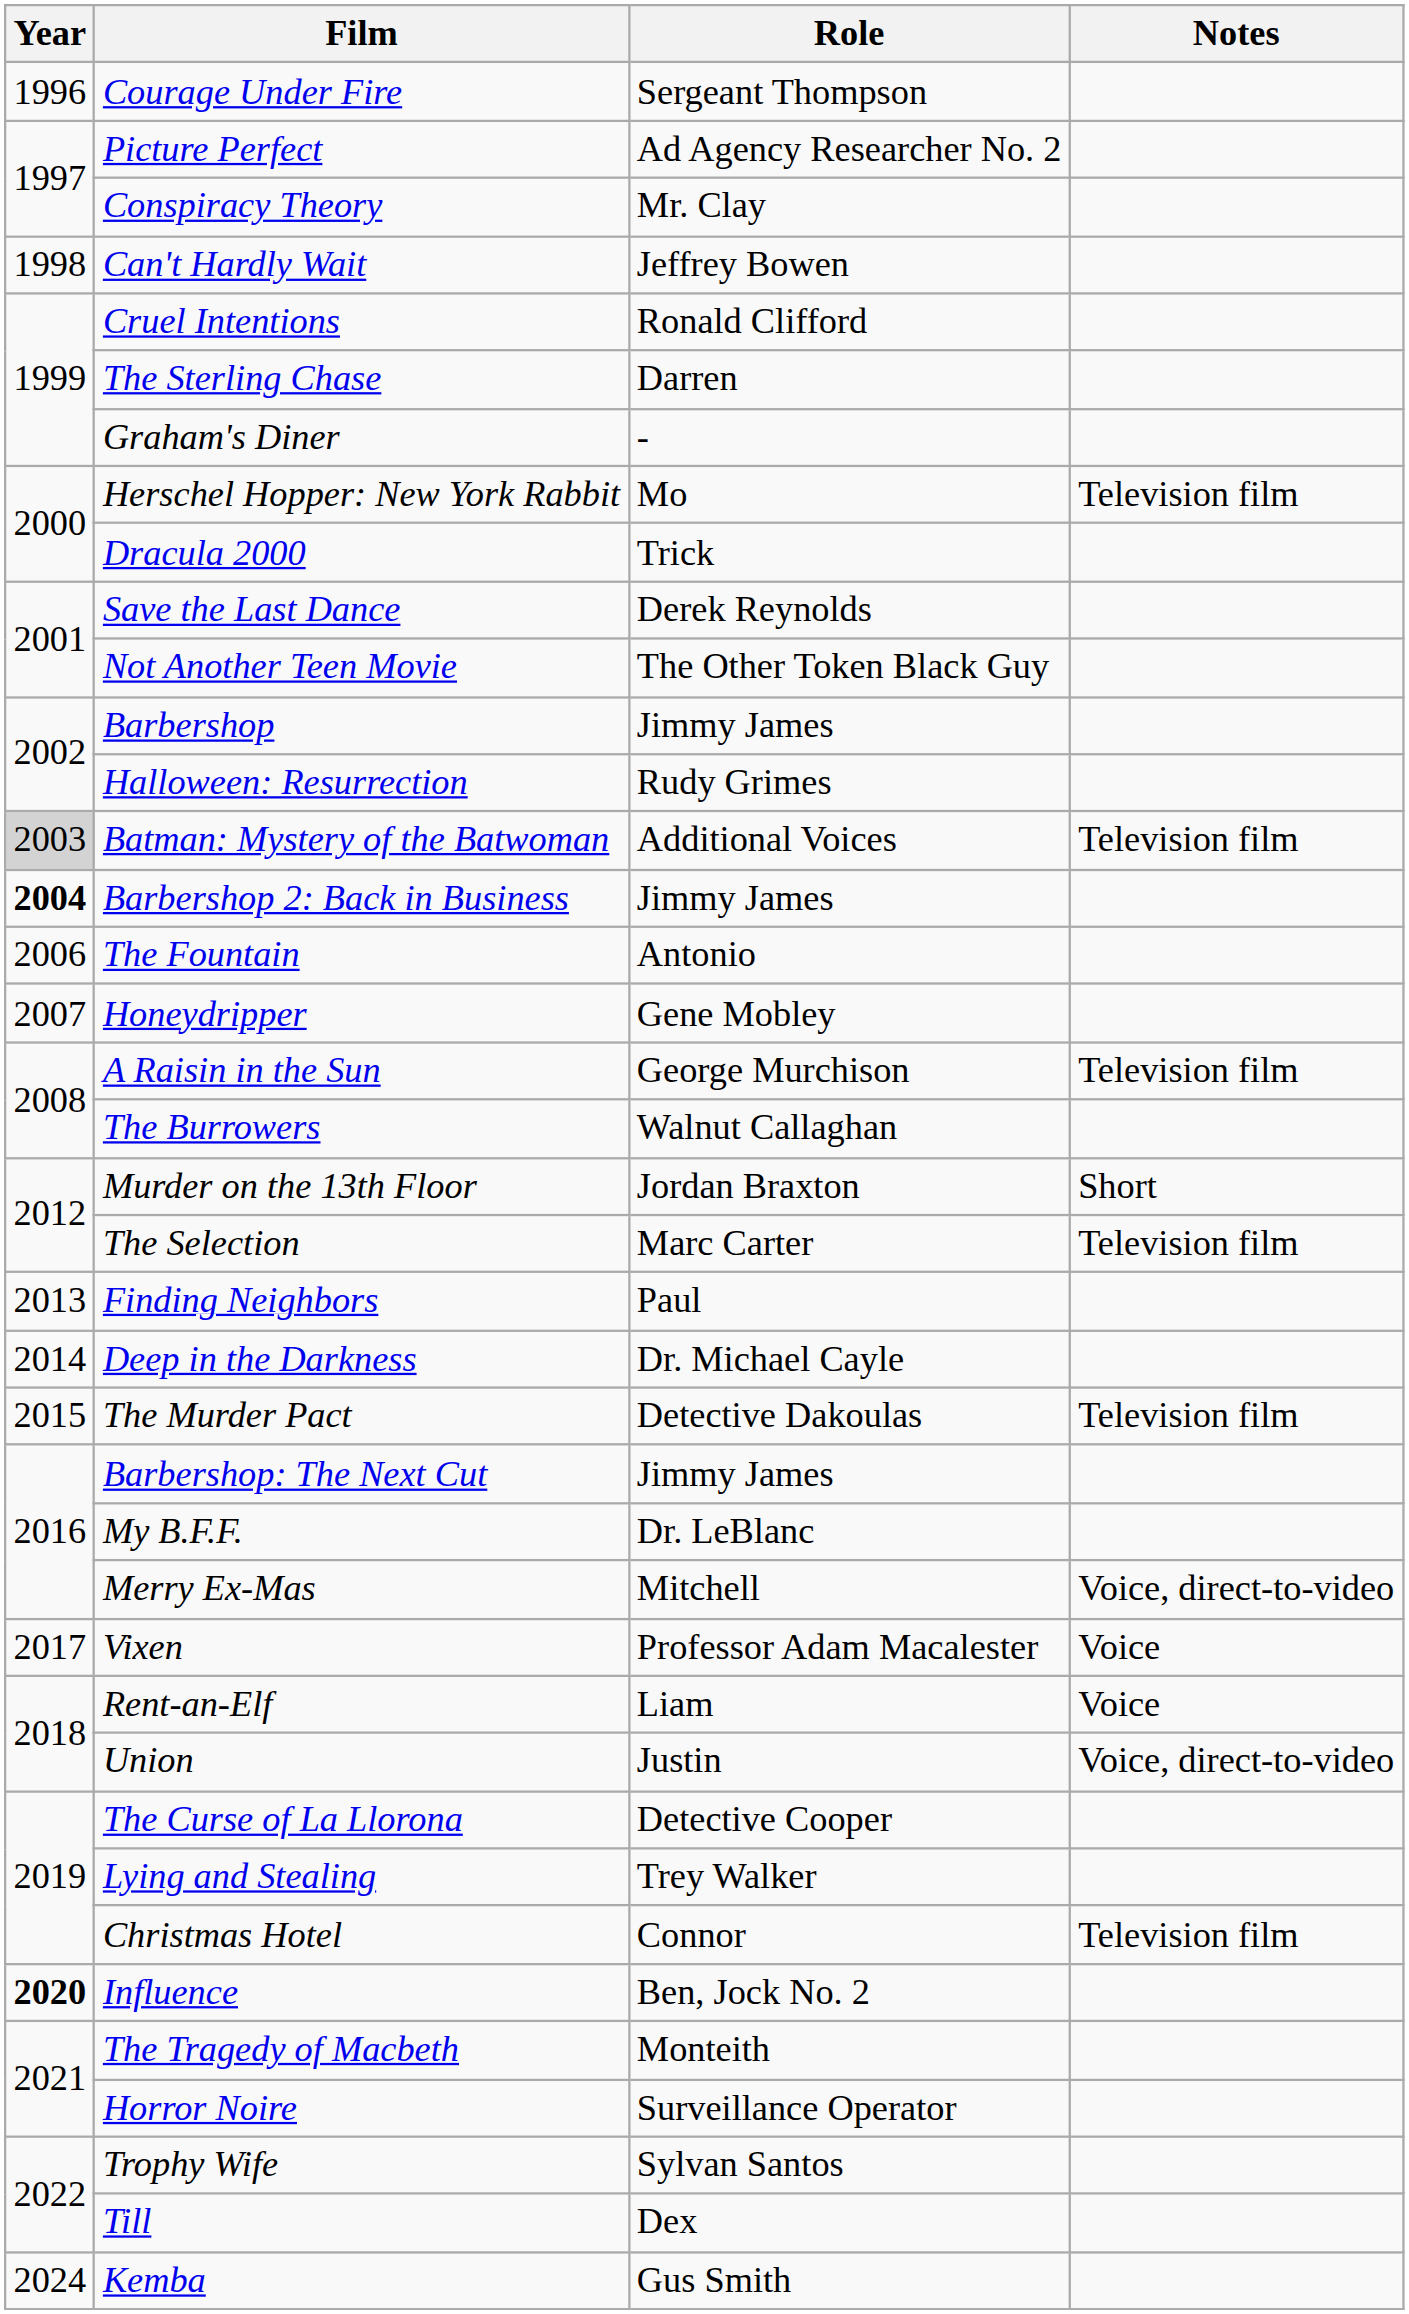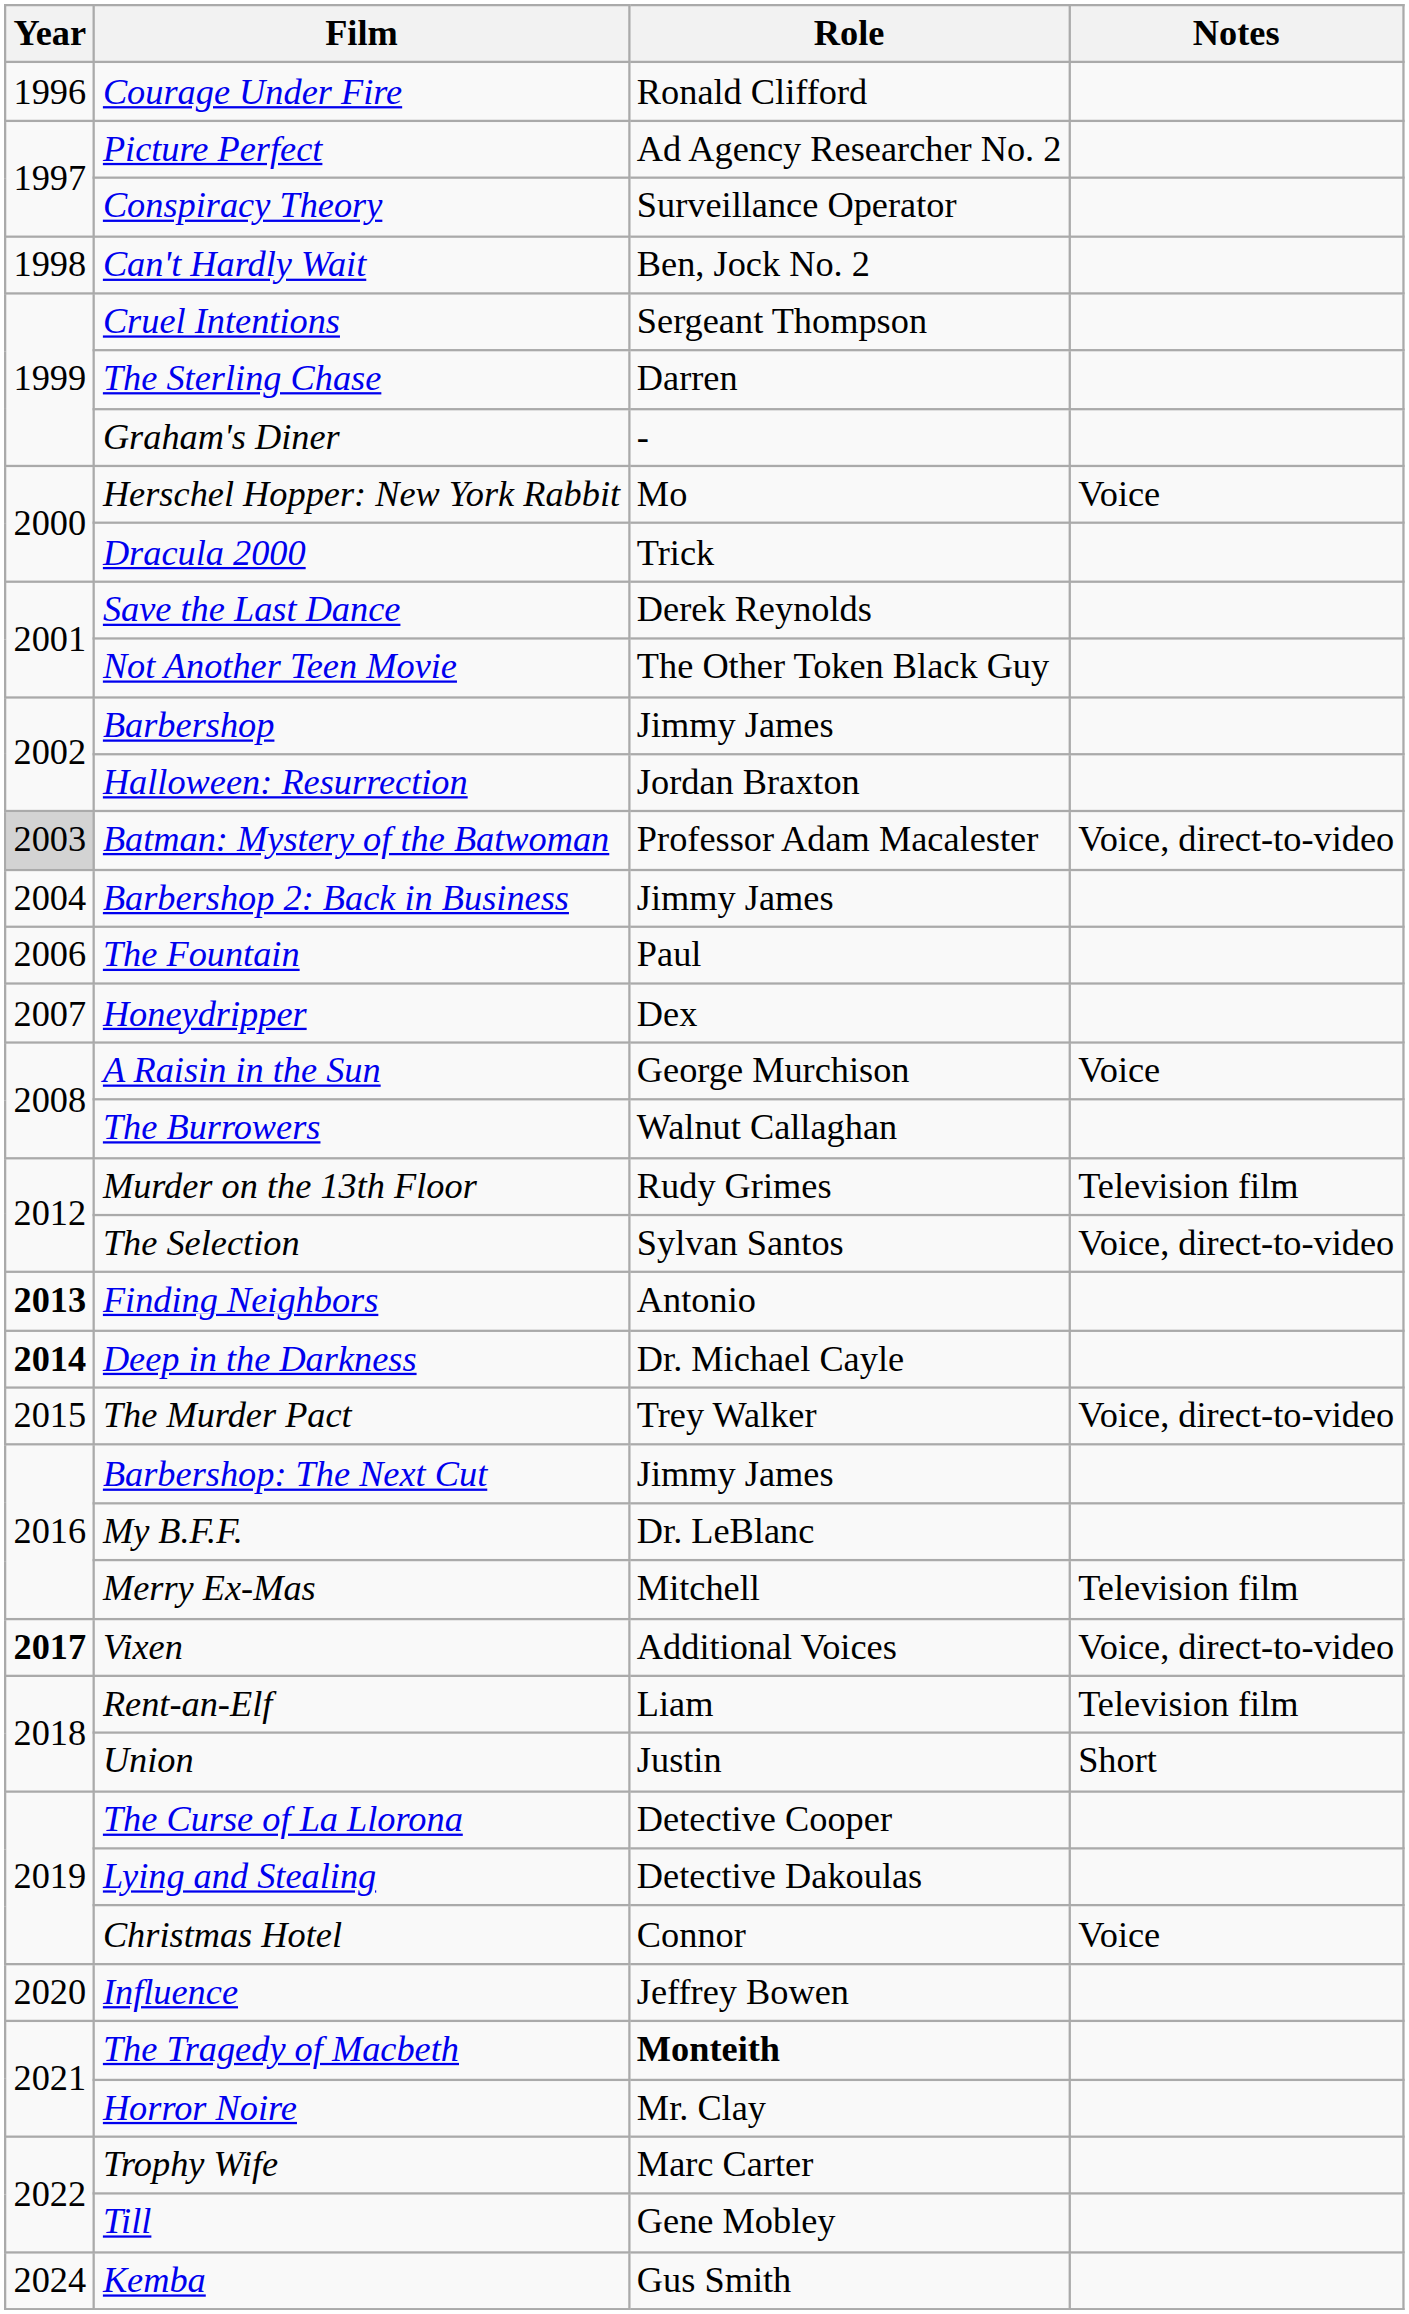(782, 90) Sergeant Thompson -> (752, 90) Ronald Clifford
(701, 206) Mr. Clay -> (797, 206) Surveillance Operator
(743, 263) Jeffrey Bowen -> (753, 263) Ben, Jock No. 2
(752, 321) Ronald Clifford -> (782, 321) Sergeant Thompson
(1188, 494) Television film -> (1119, 494) Voice
(734, 782) Rudy Grimes -> (748, 782) Jordan Braxton
(767, 839) Additional Voices -> (838, 839) Professor Adam Macalester
(1188, 839) Television film -> (1236, 839) Voice, direct-to-video
(50, 897) bold -> (50, 897) normal
(696, 954) Antonio -> (669, 954) Paul
(736, 1012) Gene Mobley -> (667, 1012) Dex
(1188, 1070) Television film -> (1119, 1070) Voice
(748, 1185) Jordan Braxton -> (734, 1185) Rudy Grimes
(1118, 1185) Short -> (1188, 1185) Television film
(725, 1242) Marc Carter -> (740, 1242) Sylvan Santos
(1188, 1242) Television film -> (1236, 1242) Voice, direct-to-video
(50, 1300) normal -> (50, 1300) bold
(669, 1300) Paul -> (696, 1300) Antonio
(50, 1358) normal -> (50, 1358) bold
(780, 1415) Detective Dakoulas -> (727, 1415) Trey Walker
(1188, 1415) Television film -> (1236, 1415) Voice, direct-to-video
(1236, 1588) Voice, direct-to-video -> (1188, 1588) Television film
(50, 1646) normal -> (50, 1646) bold
(838, 1646) Professor Adam Macalester -> (767, 1646) Additional Voices
(1119, 1646) Voice -> (1236, 1646) Voice, direct-to-video
(1119, 1703) Voice -> (1188, 1703) Television film
(1236, 1761) Voice, direct-to-video -> (1118, 1761) Short
(727, 1876) Trey Walker -> (780, 1876) Detective Dakoulas
(1188, 1934) Television film -> (1119, 1934) Voice
(50, 1991) bold -> (50, 1991) normal
(753, 1991) Ben, Jock No. 2 -> (743, 1991) Jeffrey Bowen
(703, 2049) normal -> (708, 2049) bold
(797, 2106) Surveillance Operator -> (701, 2106) Mr. Clay
(740, 2164) Sylvan Santos -> (725, 2164) Marc Carter
(667, 2222) Dex -> (736, 2222) Gene Mobley
